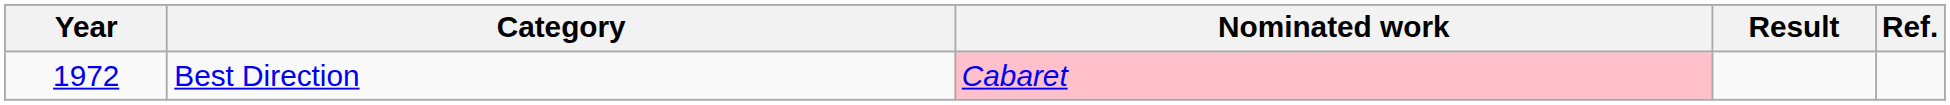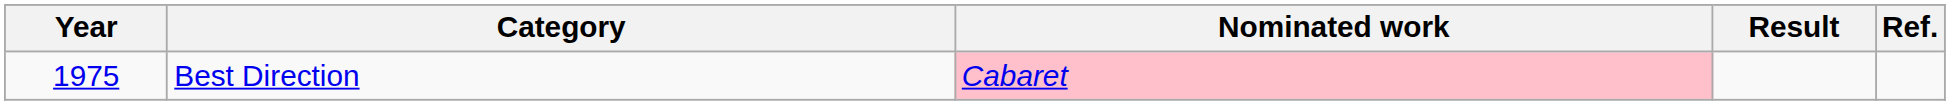(86, 75) 1972 -> (86, 75) 1975
